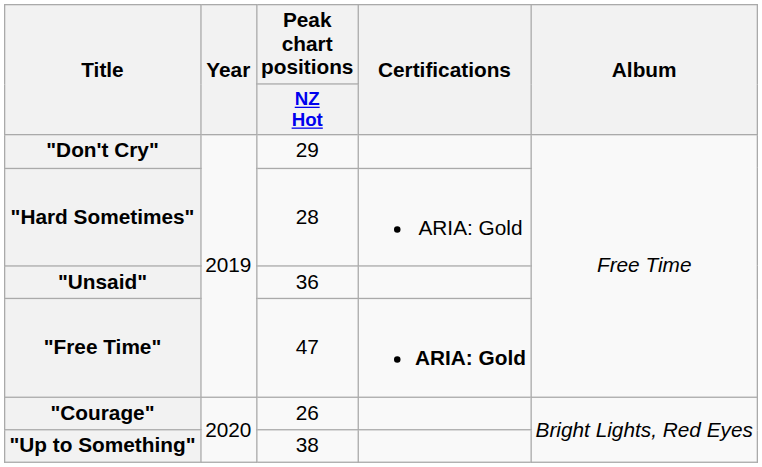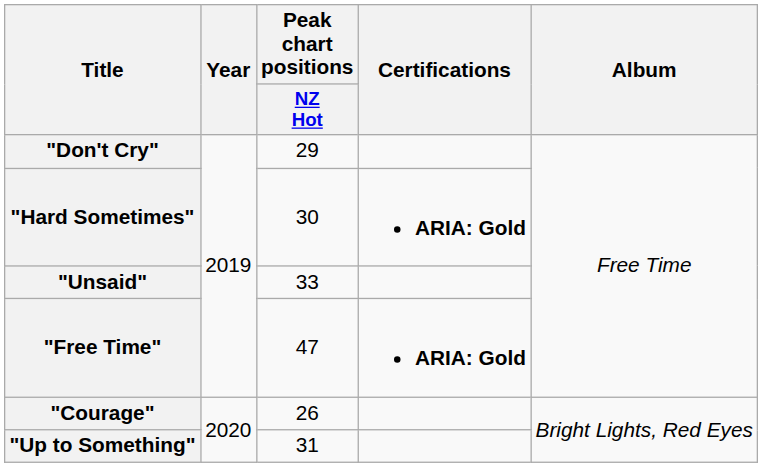(307, 216) 28 -> (307, 216) 30
(444, 228) normal -> (444, 228) bold
(307, 282) 36 -> (307, 282) 33
(307, 446) 38 -> (307, 446) 31
